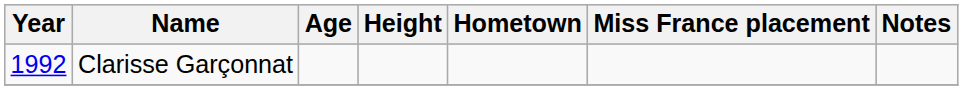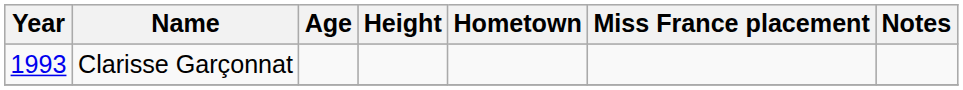(39, 64) 1992 -> (39, 64) 1993
